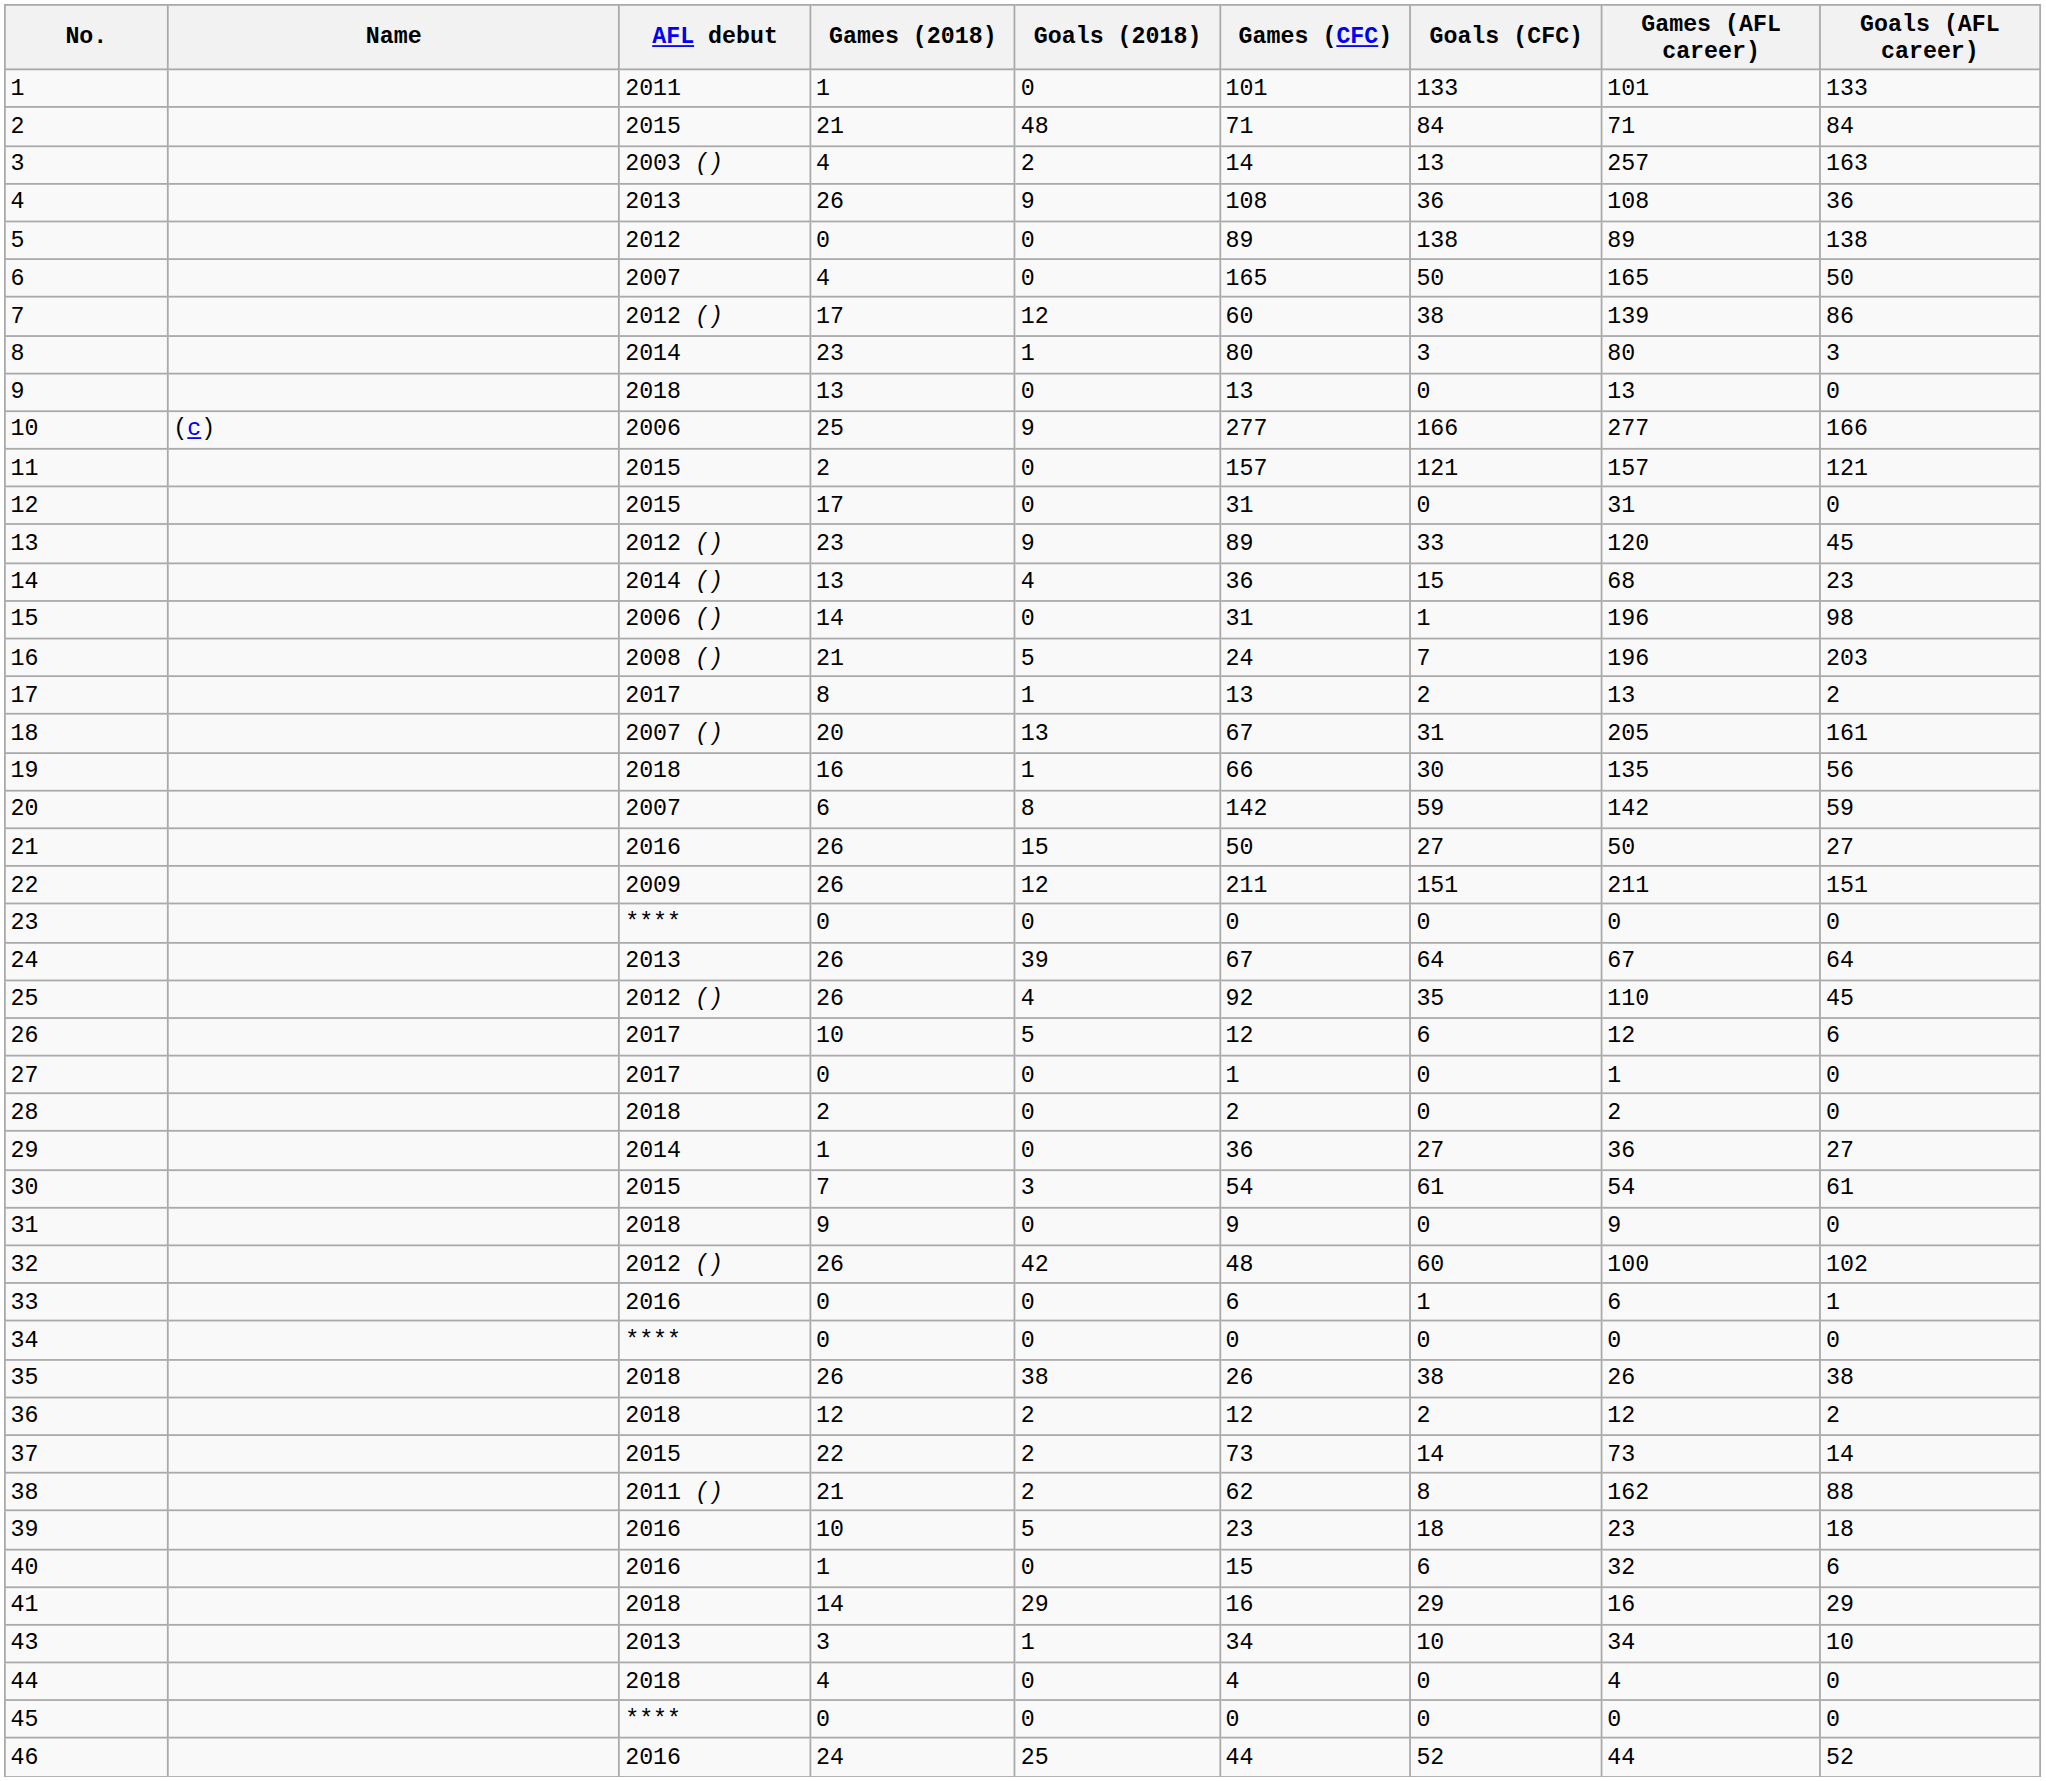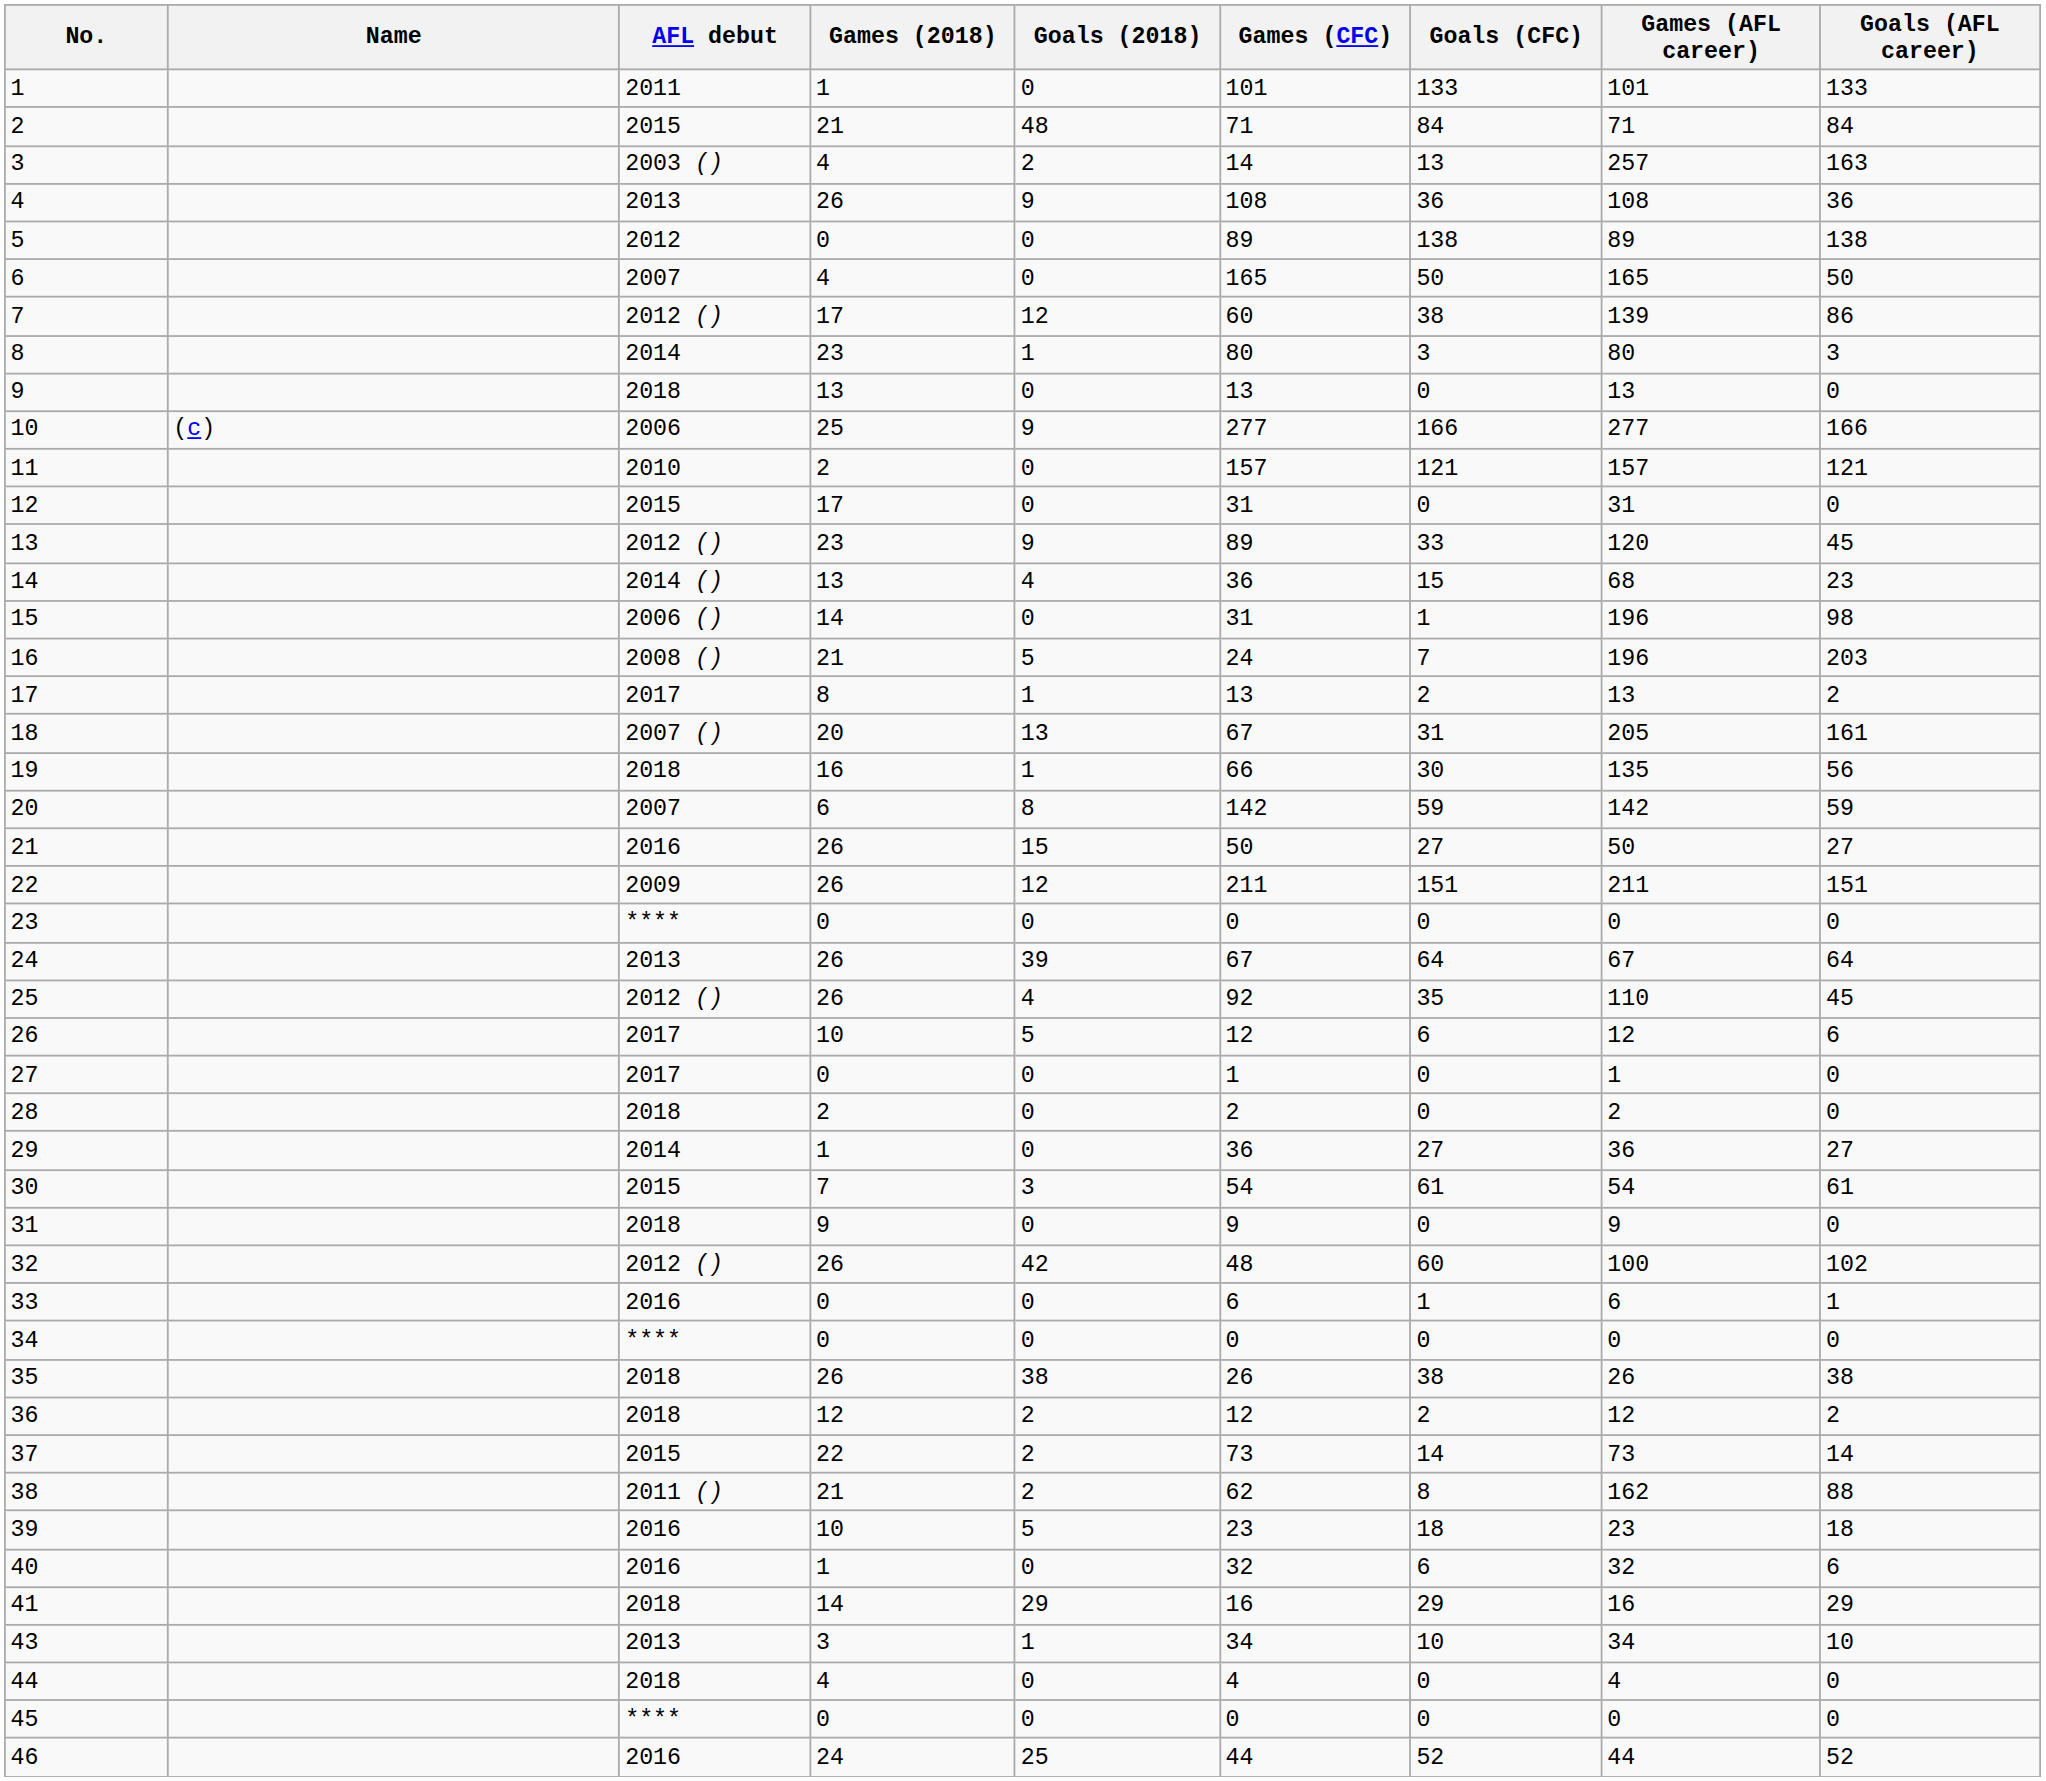(653, 468) 2015 -> (653, 468) 2010
(1240, 1568) 15 -> (1240, 1568) 32
